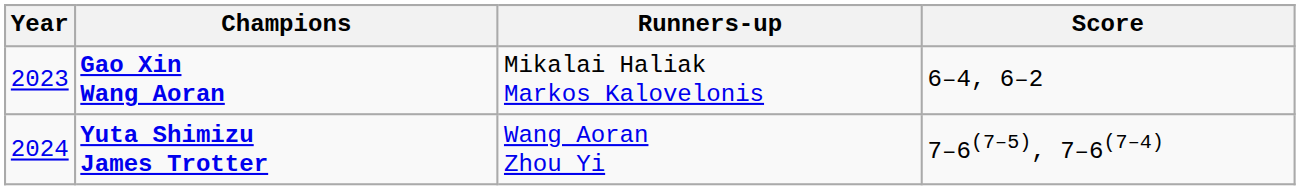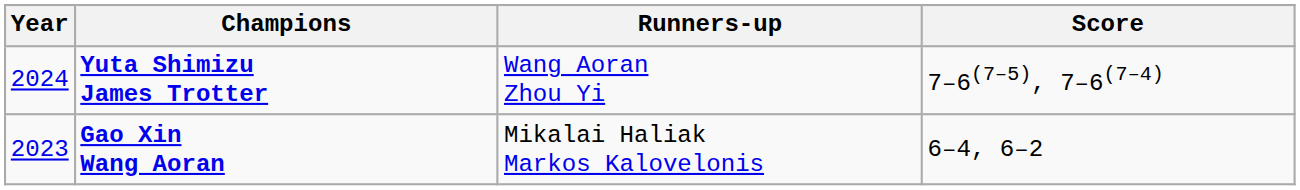rows swapped: (174, 149) <-> (153, 80)
